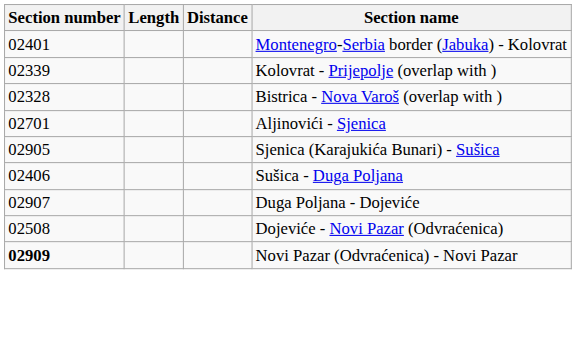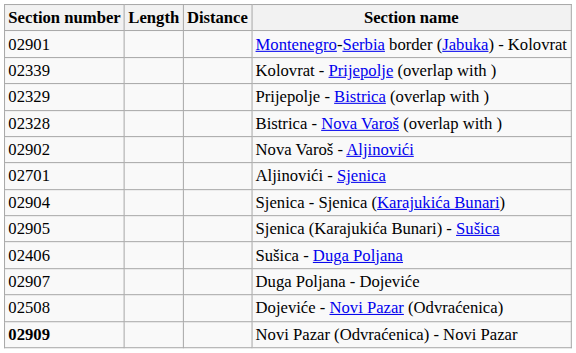(29, 44) 02401 -> (29, 44) 02901
+ row: (372, 96)
+ row: (335, 149)
+ row: (380, 202)
